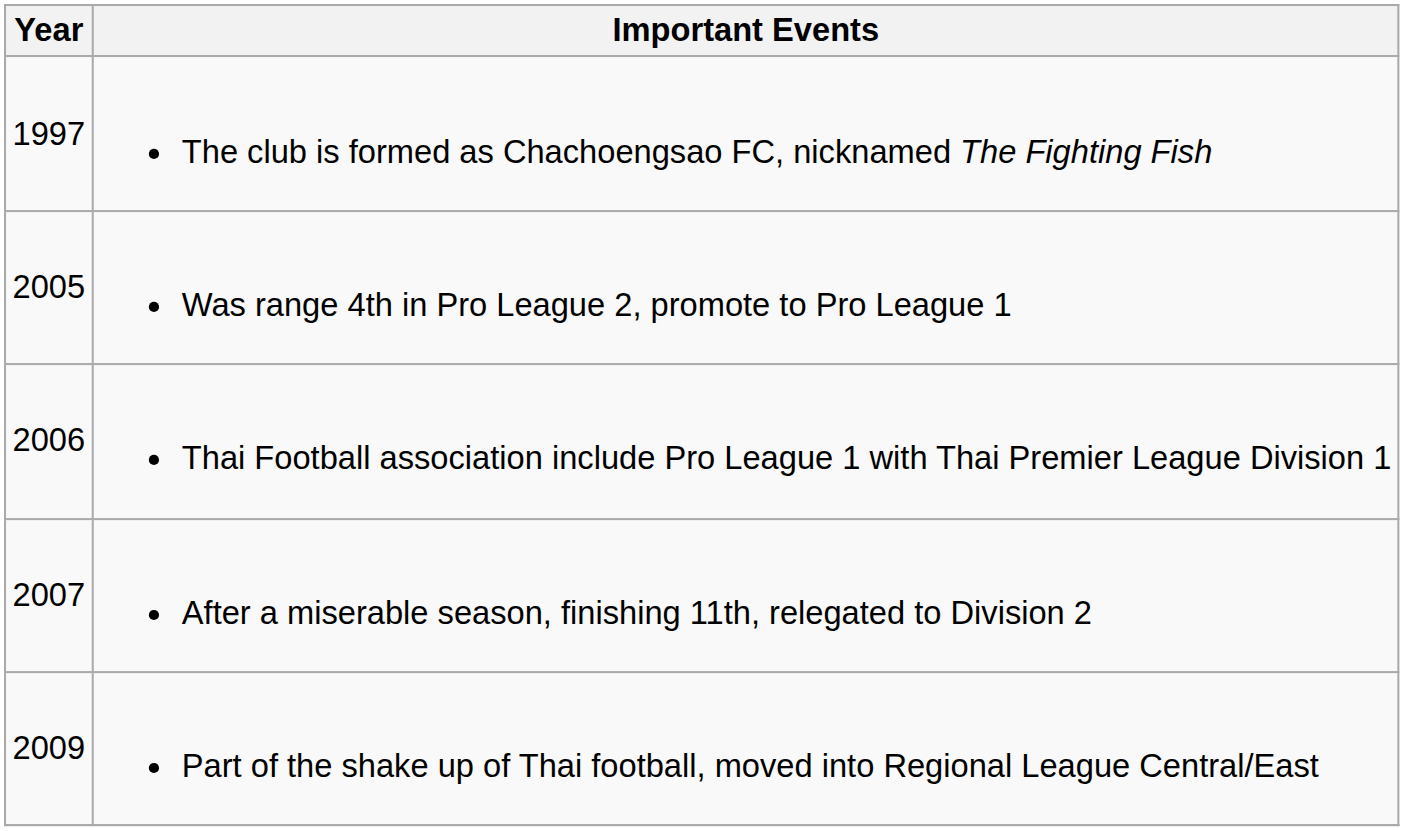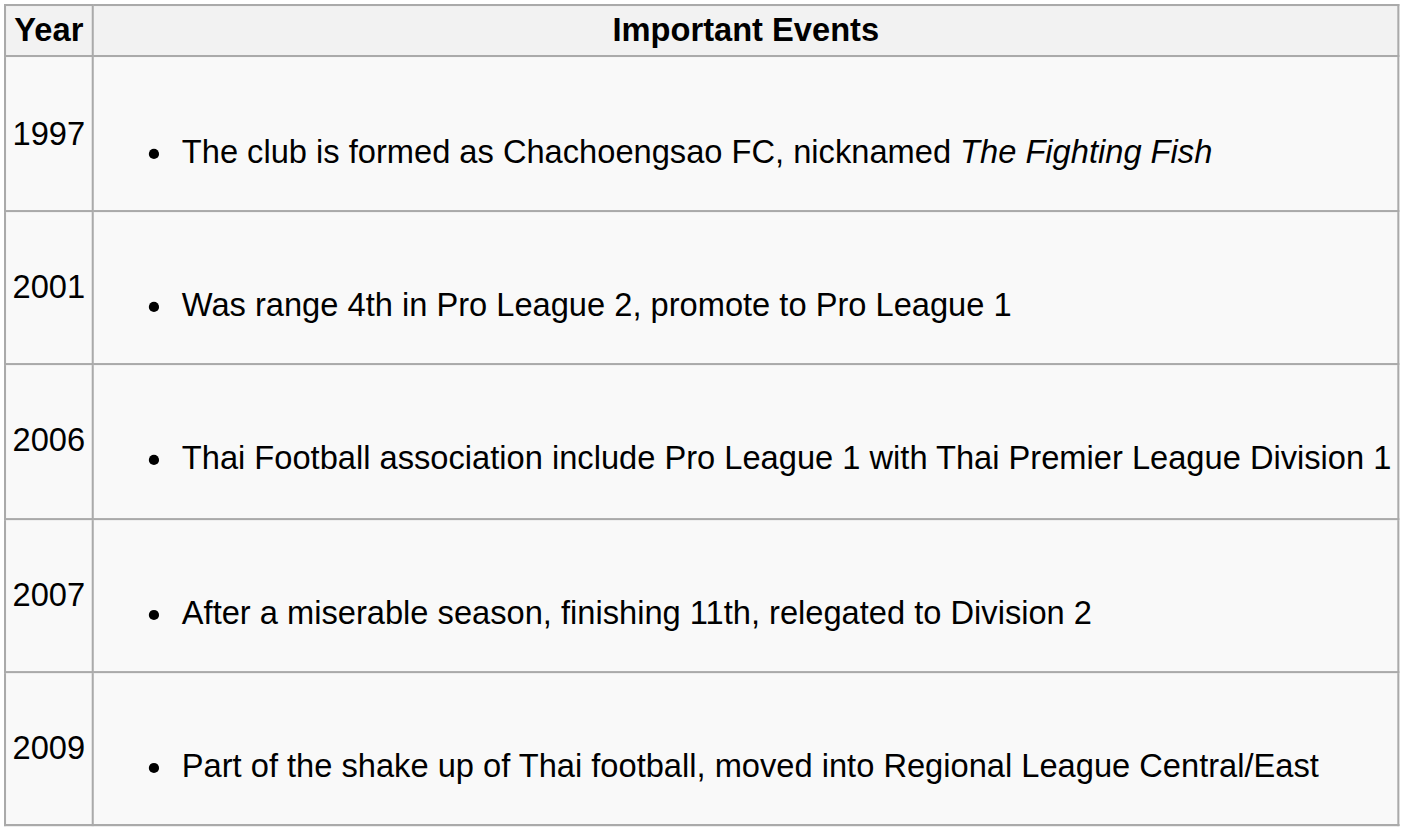(49, 286) 2005 -> (49, 286) 2001
